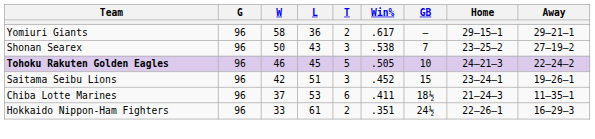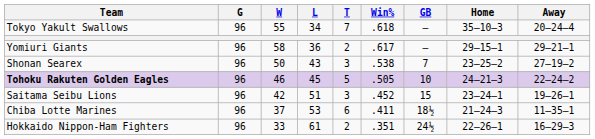+ row: (67, 28)
